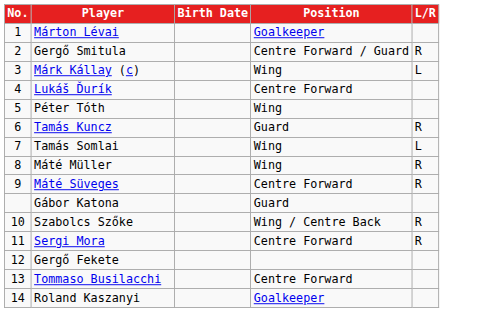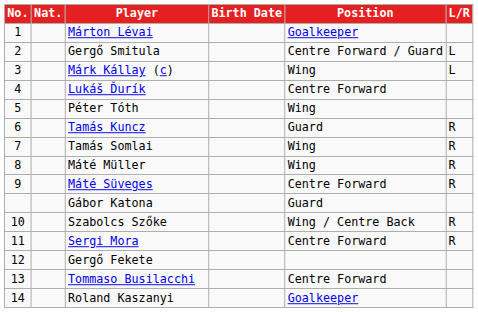+ column: (48, 14)
(418, 52) R -> (452, 52) L
(418, 147) L -> (452, 147) R
